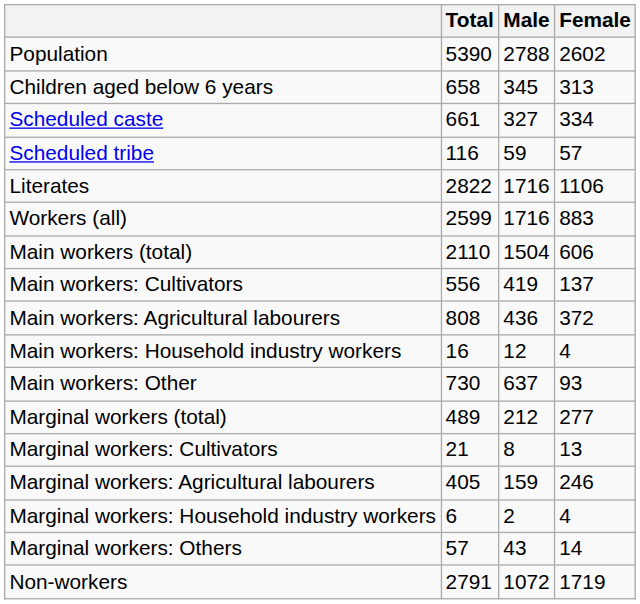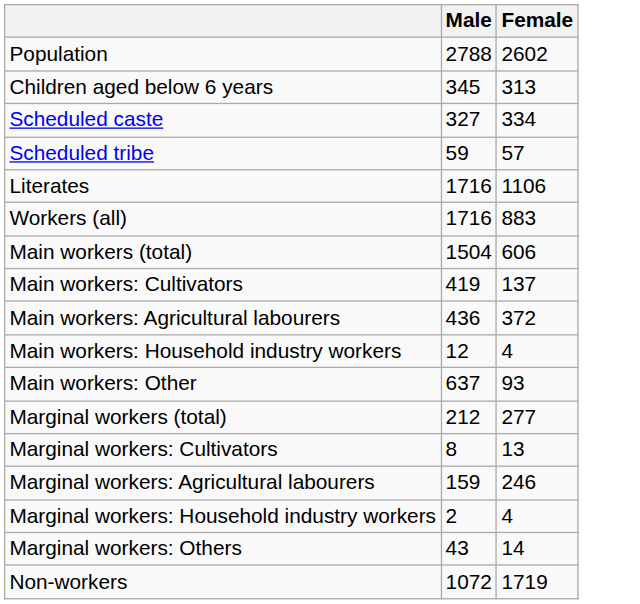- column: (470, 20)
